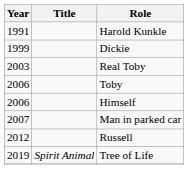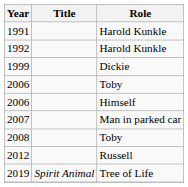+ row: (18, 48)
- row: (18, 66)
+ row: (18, 137)
